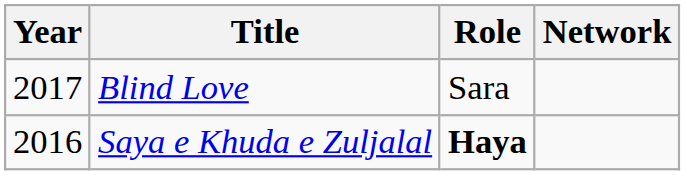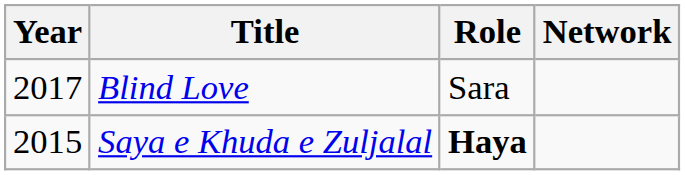(48, 141) 2016 -> (48, 141) 2015
